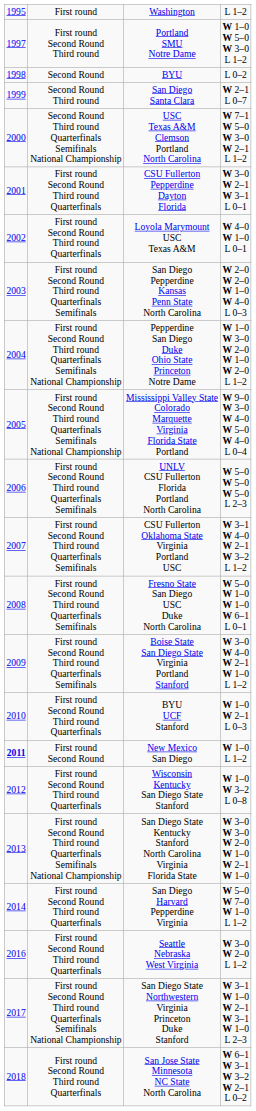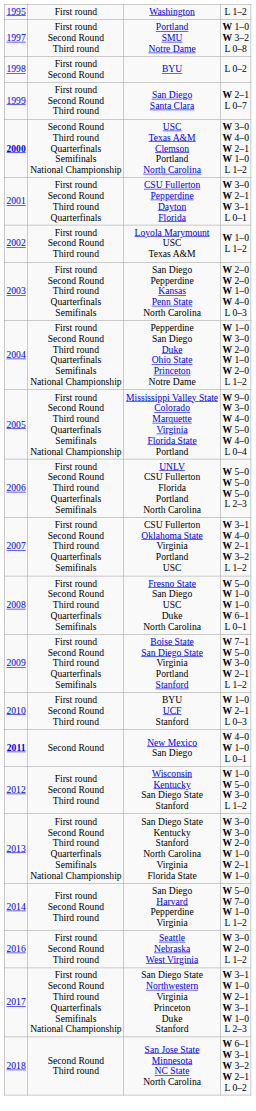(236, 43) W 1–0 W 5–0 W 3–0 L 1–2 -> (236, 38) W 1–0 W 3–2 L 0–8
(76, 74) Second Round -> (76, 69) First round Second Round
(76, 95) Second Round Third round -> (76, 100) First round Second Round Third round
(16, 137) normal -> (16, 148) bold
(236, 137) W 7–1 W 5–0 W 3–0 W 2–1 L 1–2 -> (236, 148) W 3–0 W 4–0 W 2–1 W 1–0 L 1–2
(76, 238) First round Second Round Third round Quarterfinals -> (76, 243) First round Second Round Third round
(236, 238) W 4–0 W 1–0 L 0–1 -> (236, 243) W 1–0 L 1–2
(236, 663) W 3–0 W 4–0 W 2–1 W 1–0 L 1–2 -> (236, 663) W 7–1 W 5–0 W 3–0 W 2–1 L 1–2
(76, 716) First round Second Round Third round Quarterfinals -> (76, 711) First round Second Round Third round
(76, 753) First round Second Round -> (76, 748) Second Round
(236, 753) W 1–0 L 1–2 -> (236, 748) W 4–0 W 1–0 L 0–1
(76, 790) First round Second Round Third round Quarterfinals -> (76, 790) First round Second Round Third round
(236, 790) W 1–0 W 3–2 L 0–8 -> (236, 790) W 1–0 W 5–0 W 3–0 L 1–2
(76, 907) First round Second Round Third round Quarterfinals -> (76, 907) First round Second Round Third round
(76, 954) First round Second Round Third round Quarterfinals -> (76, 949) First round Second Round Third round
(76, 1077) First round Second Round Third round Quarterfinals -> (76, 1066) Second Round Third round
